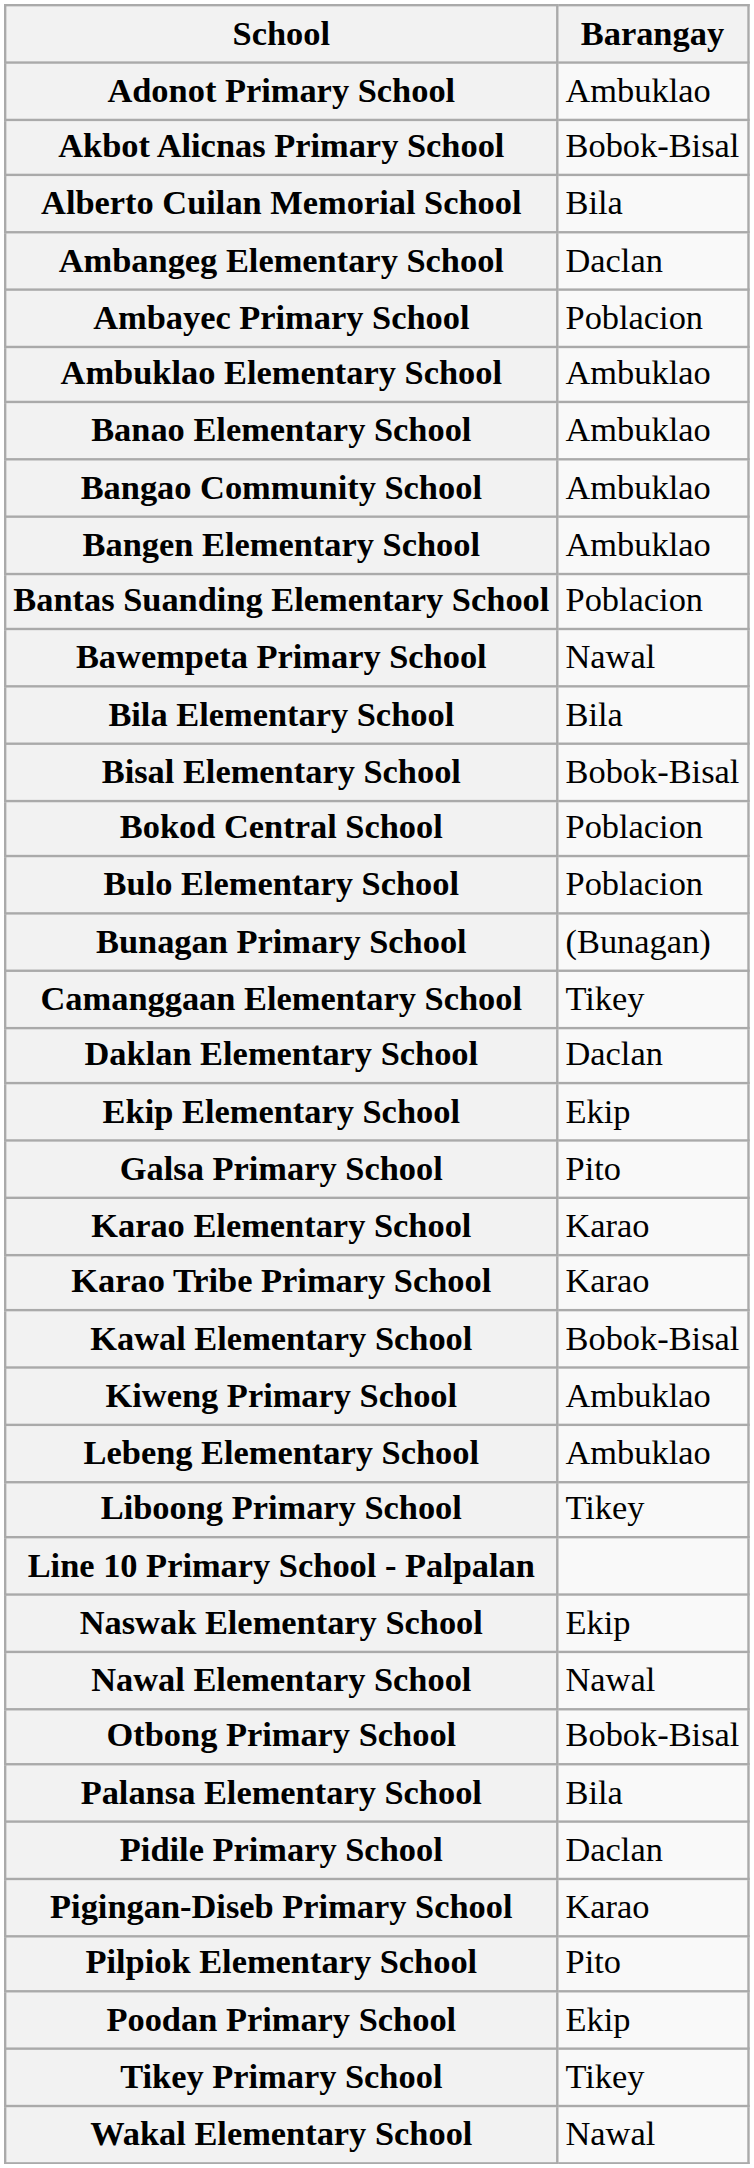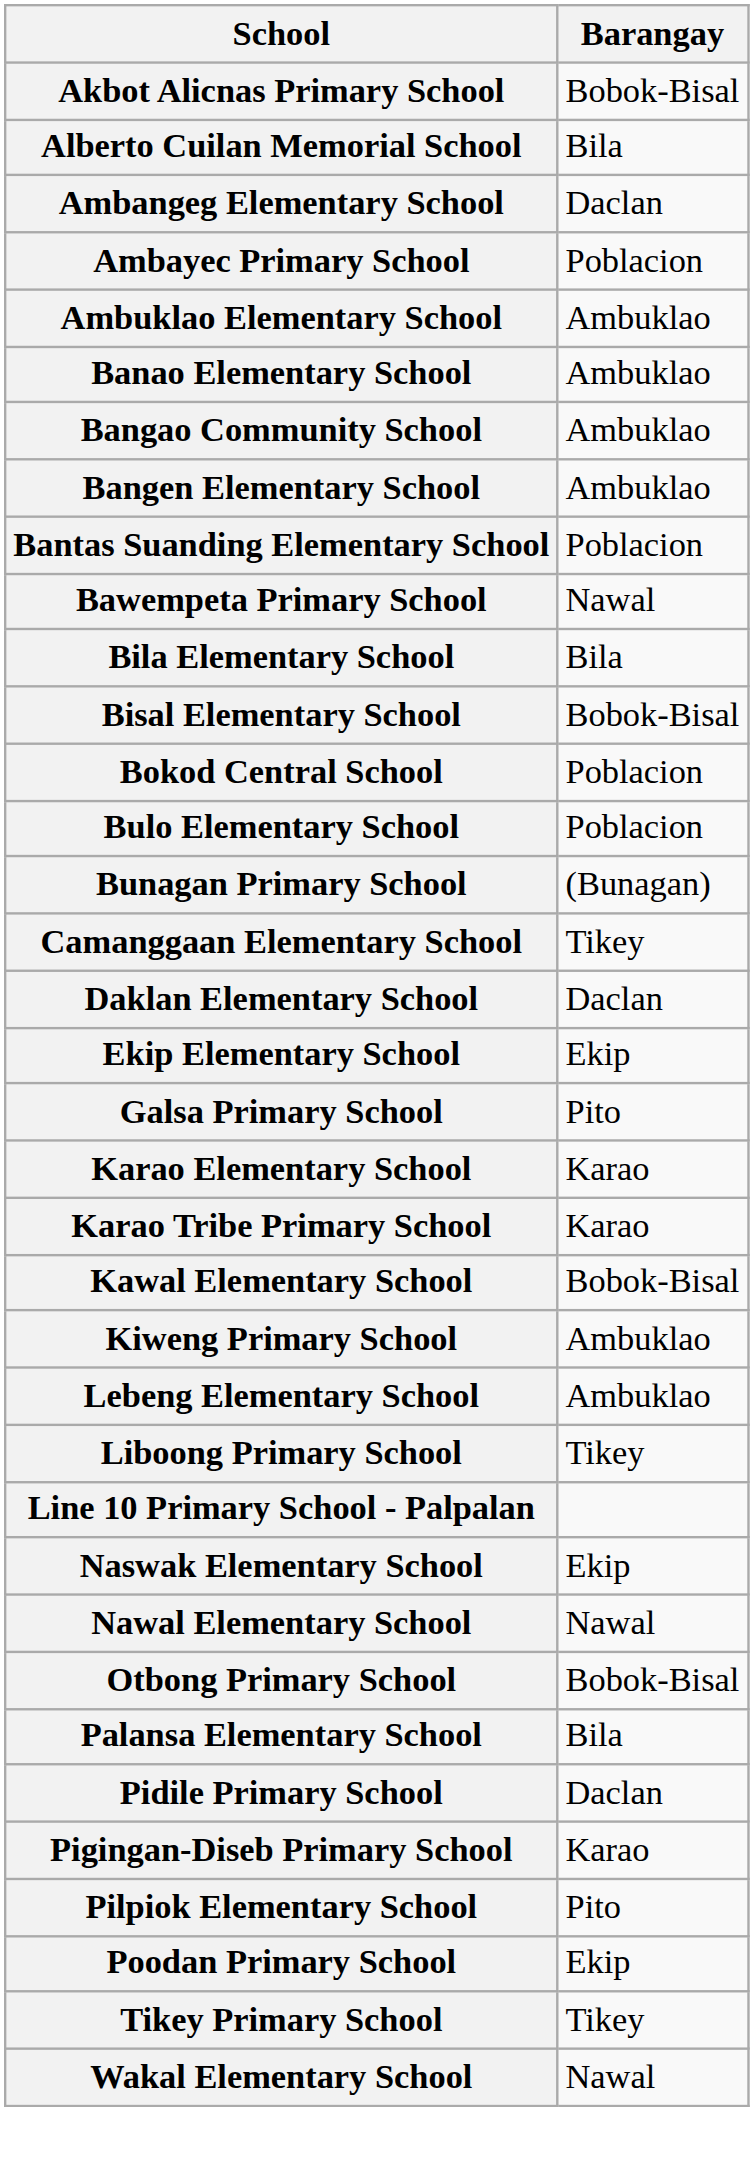- row: (281, 90)
